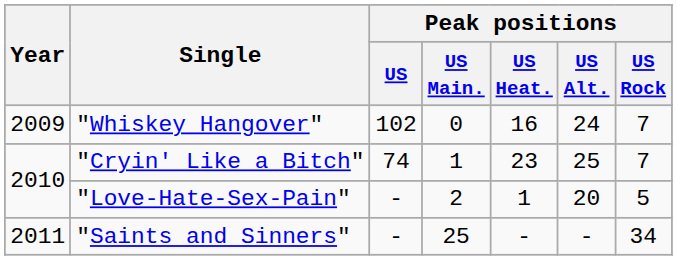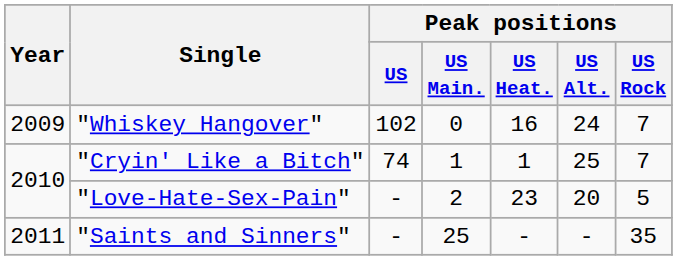(524, 162) 23 -> (524, 162) 1
(524, 199) 1 -> (524, 199) 23
(643, 236) 34 -> (643, 236) 35
